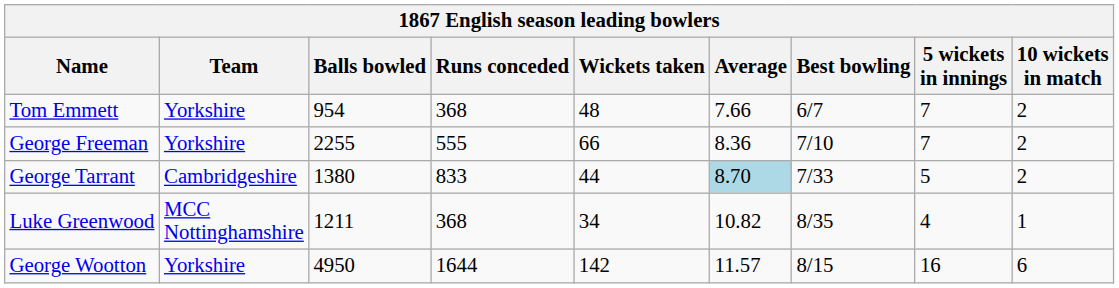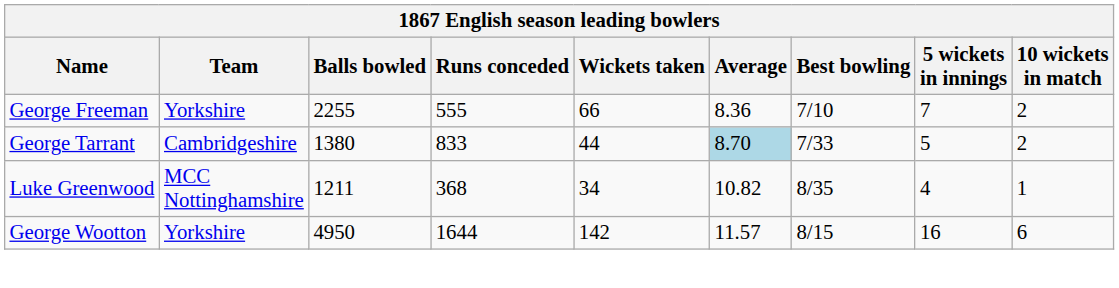- row: (64, 110)
